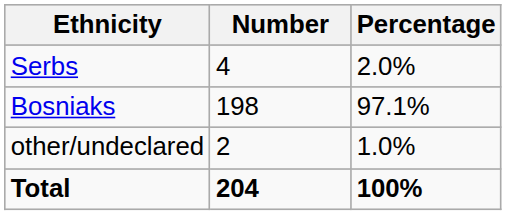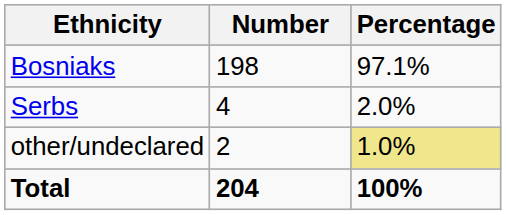rows swapped: (63, 106) <-> (44, 65)
(386, 147) no background -> (386, 147) khaki background
